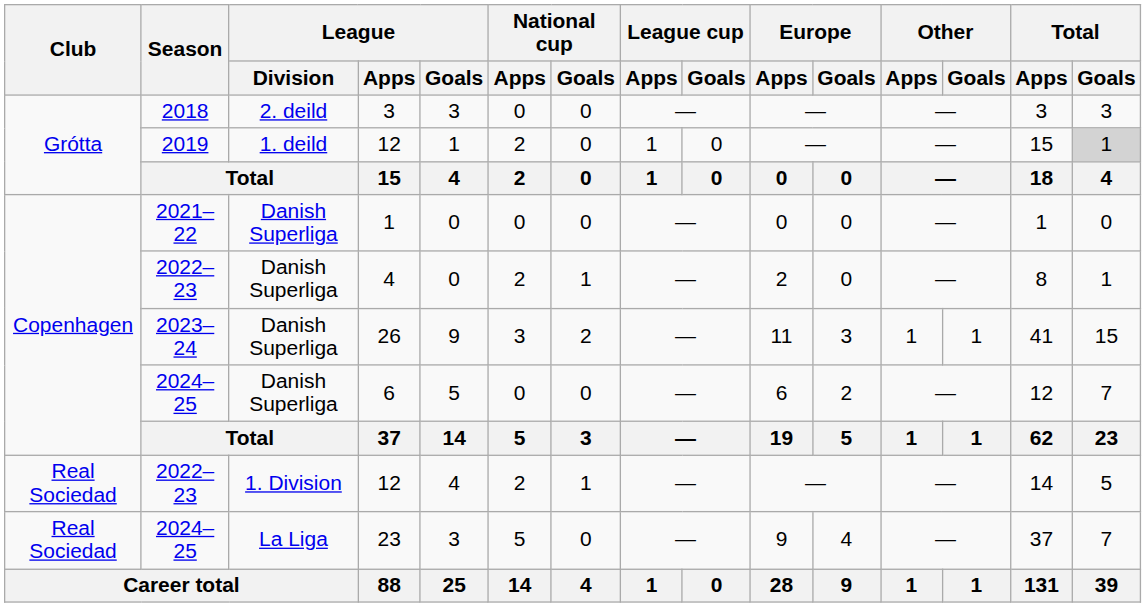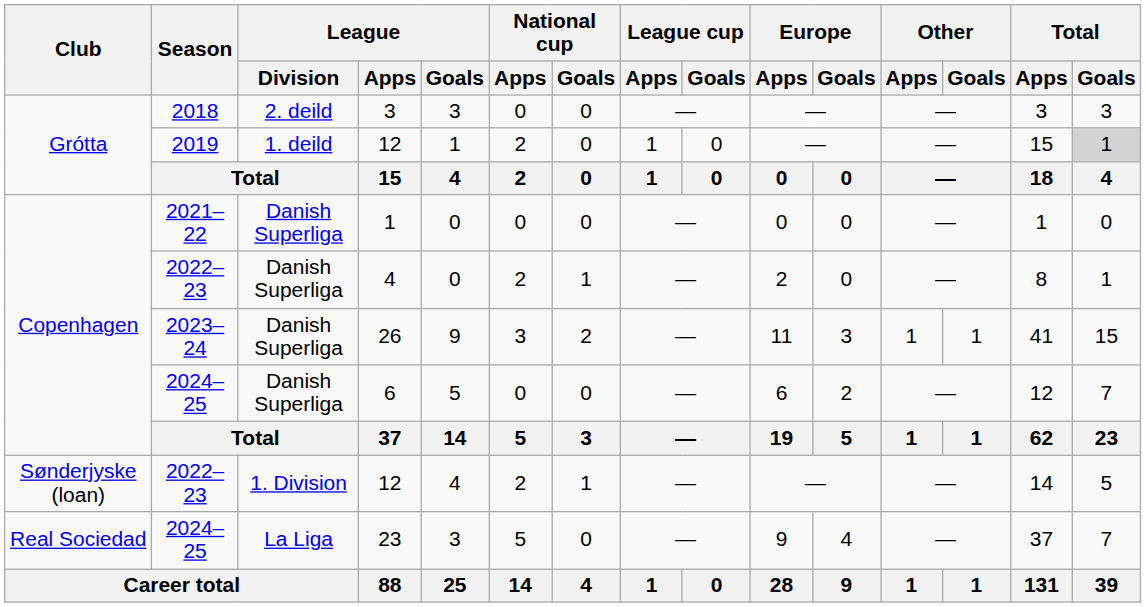(73, 483) Real Sociedad -> (78, 483) Sønderjyske (loan)
